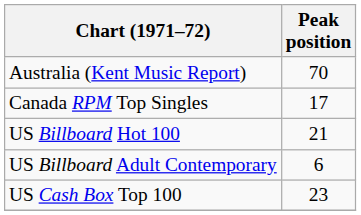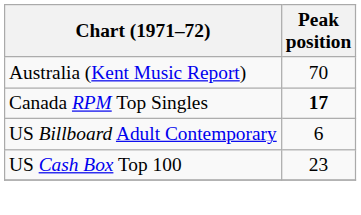(318, 103) normal -> (318, 103) bold
- row: (94, 133)
